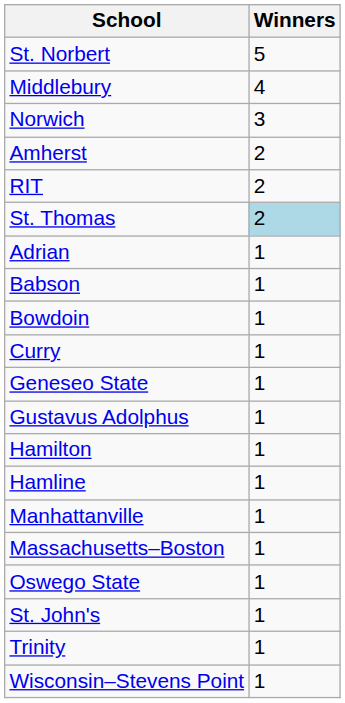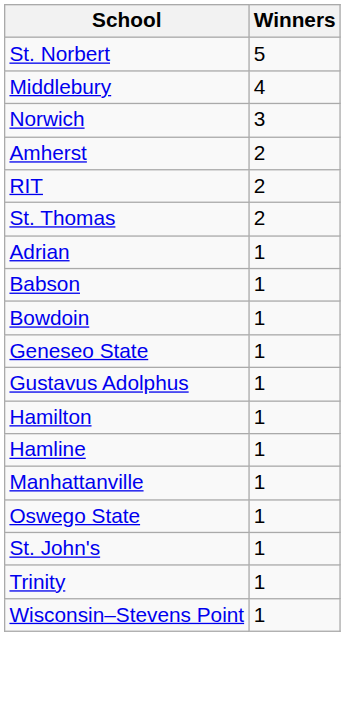(260, 218) lightblue background -> (260, 218) no background
- row: (35, 350)
- row: (117, 548)
